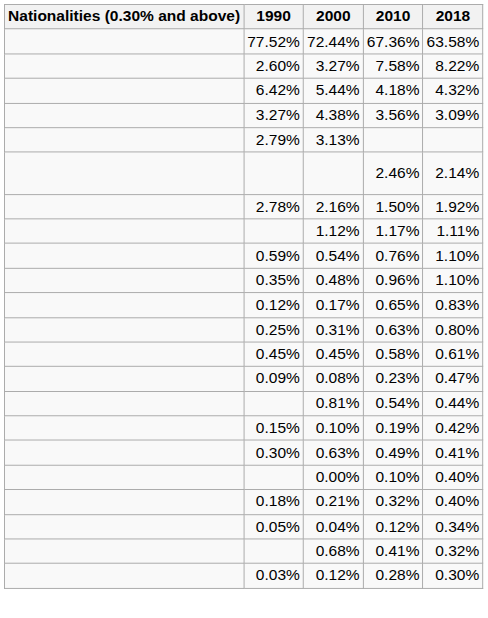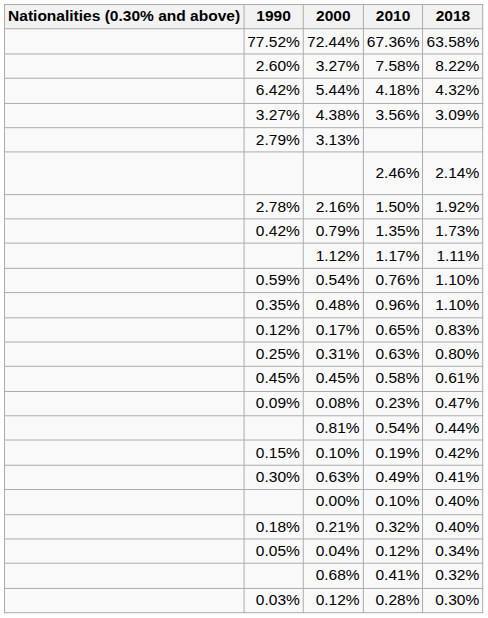+ row: (338, 231)
